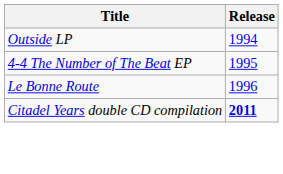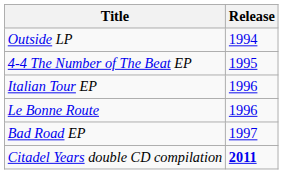+ row: (52, 87)
+ row: (47, 134)
